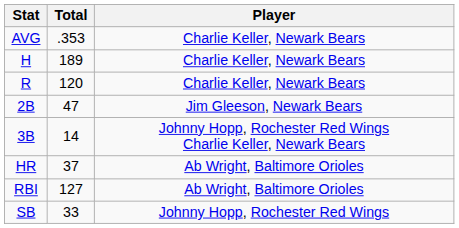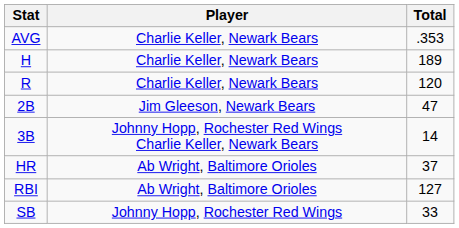columns swapped: (274, 15) <-> (71, 15)
